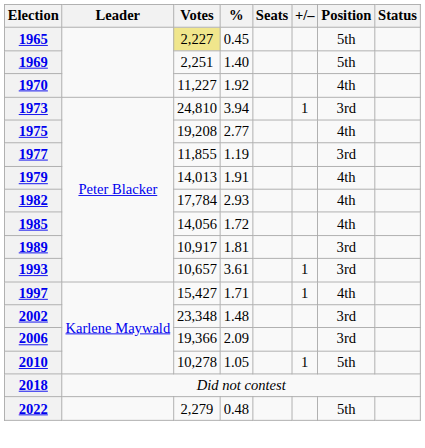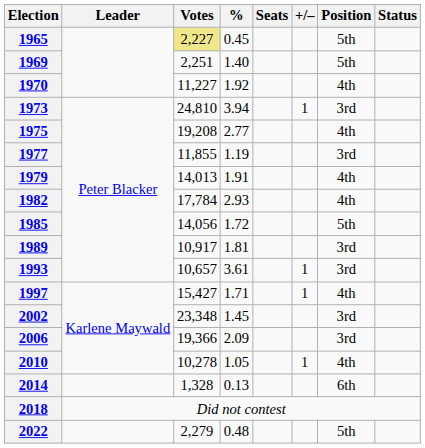(346, 223) 4th -> (346, 223) 5th
(236, 316) 1.48 -> (236, 316) 1.45
(346, 362) 5th -> (346, 362) 4th
+ row: (33, 385)
